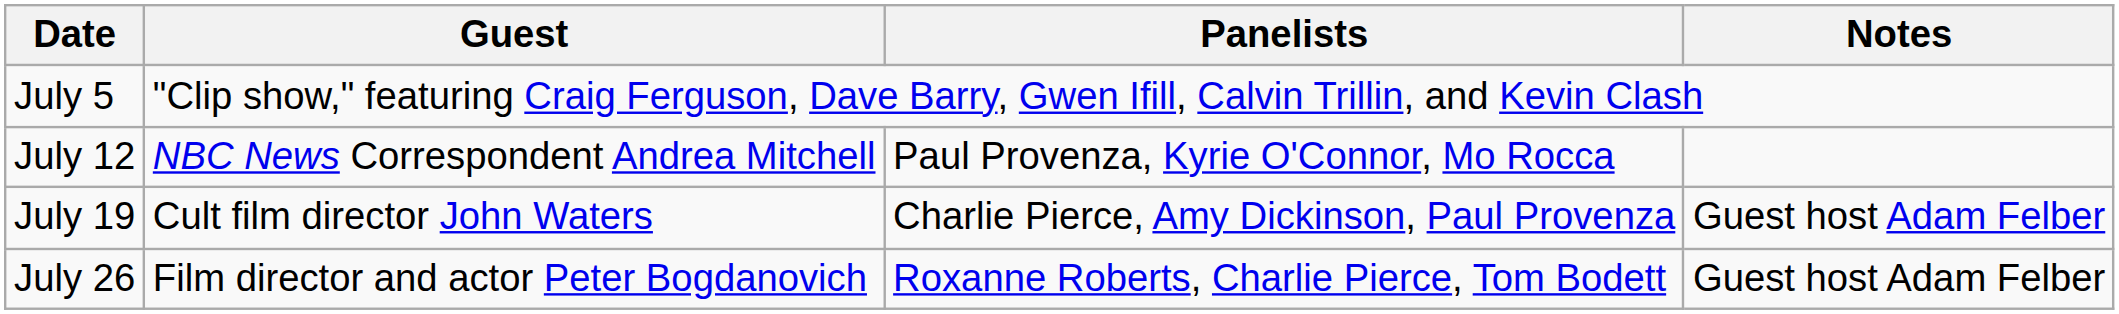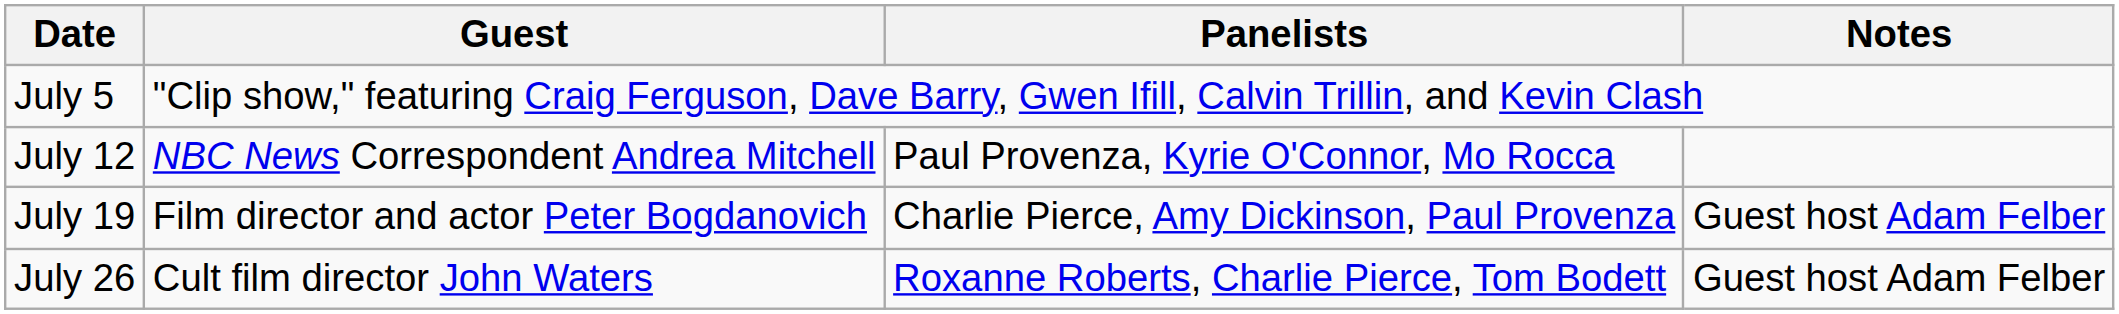(403, 216) Cult film director John Waters -> (510, 216) Film director and actor Peter Bogdanovich
(510, 277) Film director and actor Peter Bogdanovich -> (403, 277) Cult film director John Waters
